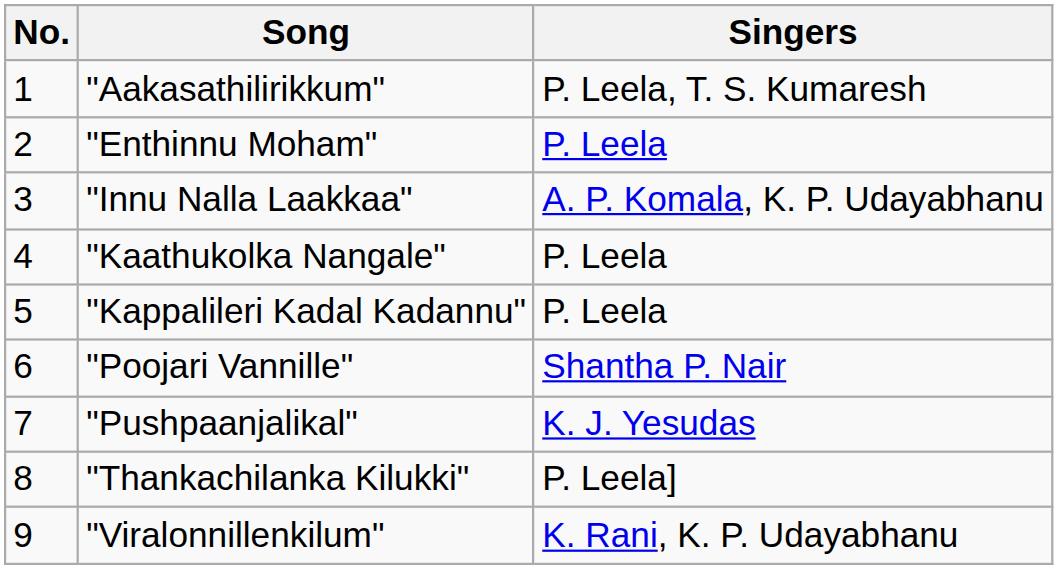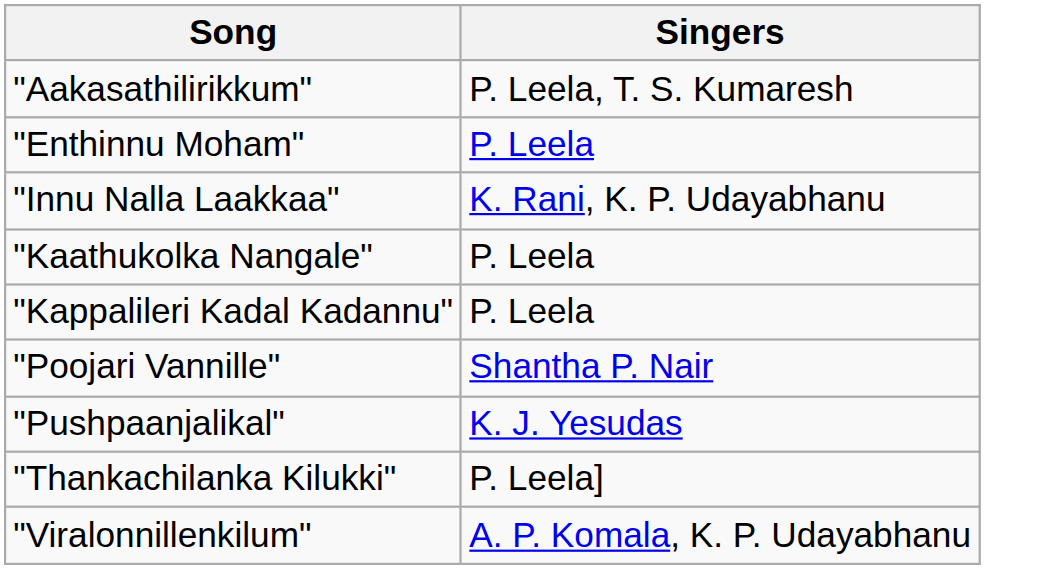- column: (42, 32)
(793, 199) A. P. Komala, K. P. Udayabhanu -> (677, 199) K. Rani, K. P. Udayabhanu
(750, 534) K. Rani, K. P. Udayabhanu -> (720, 534) A. P. Komala, K. P. Udayabhanu
